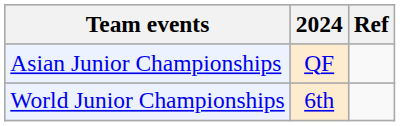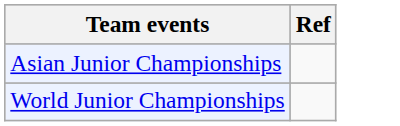- column: (319, 24)
